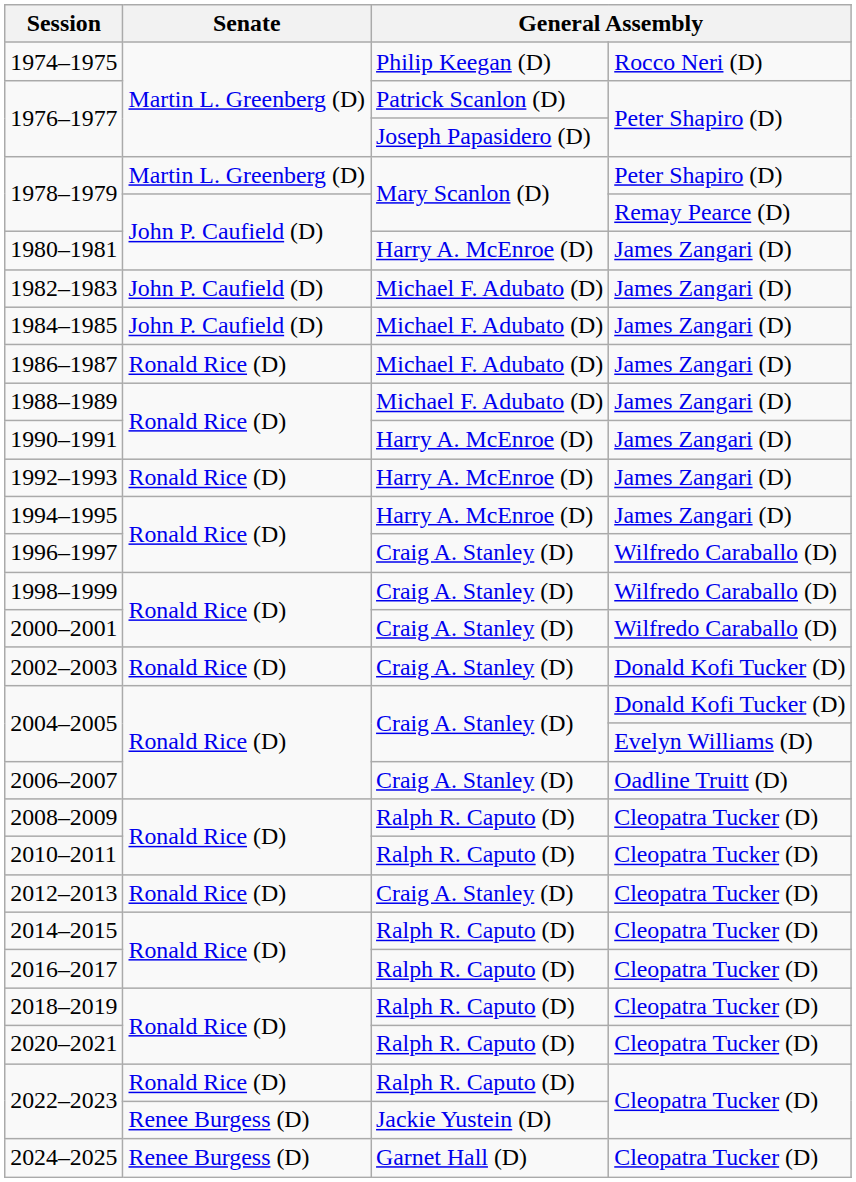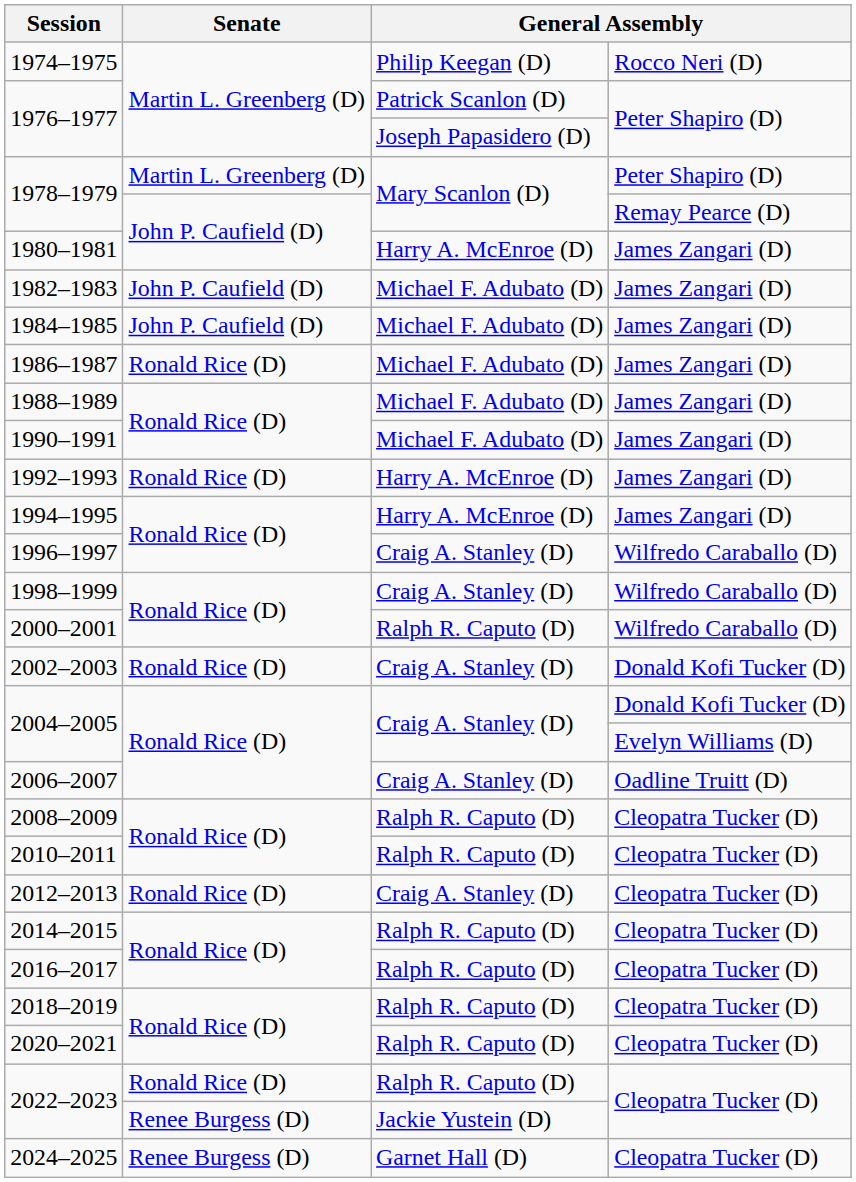(485, 439) Harry A. McEnroe (D) -> (490, 439) Michael F. Adubato (D)
(475, 628) Craig A. Stanley (D) -> (475, 628) Ralph R. Caputo (D)
